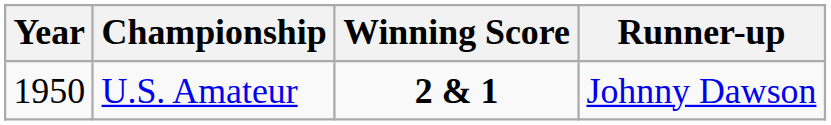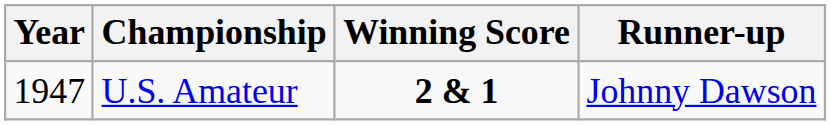(49, 89) 1950 -> (49, 89) 1947
